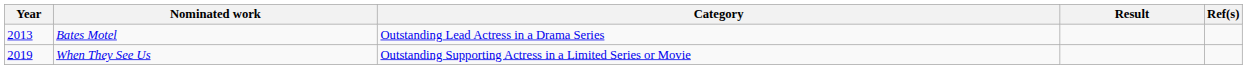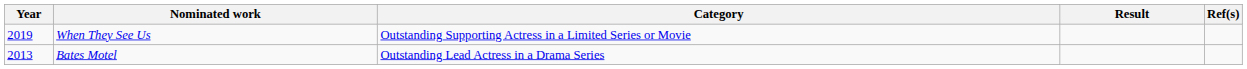rows swapped: (87, 34) <-> (103, 54)
